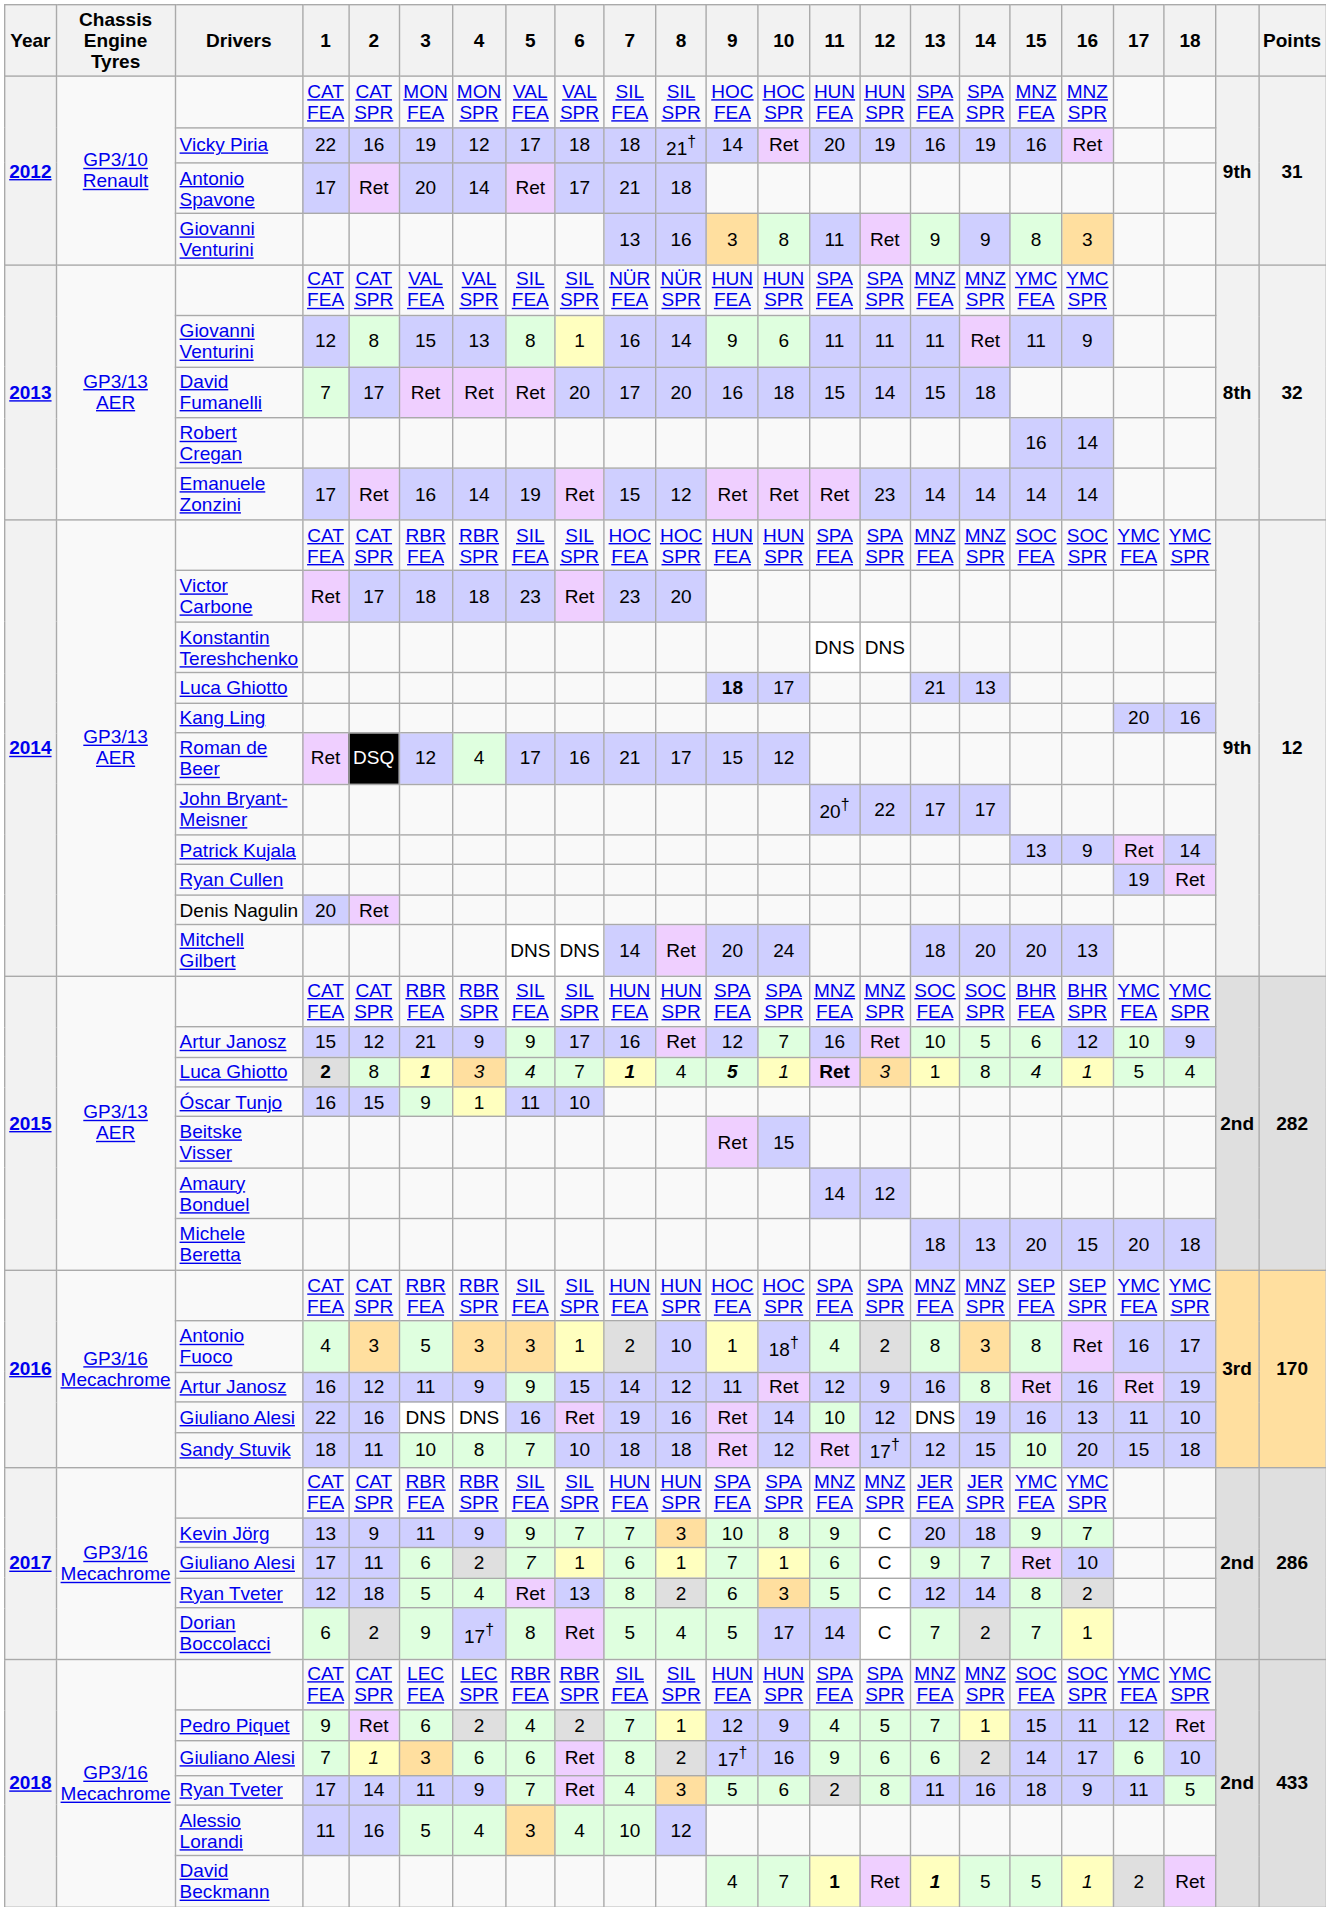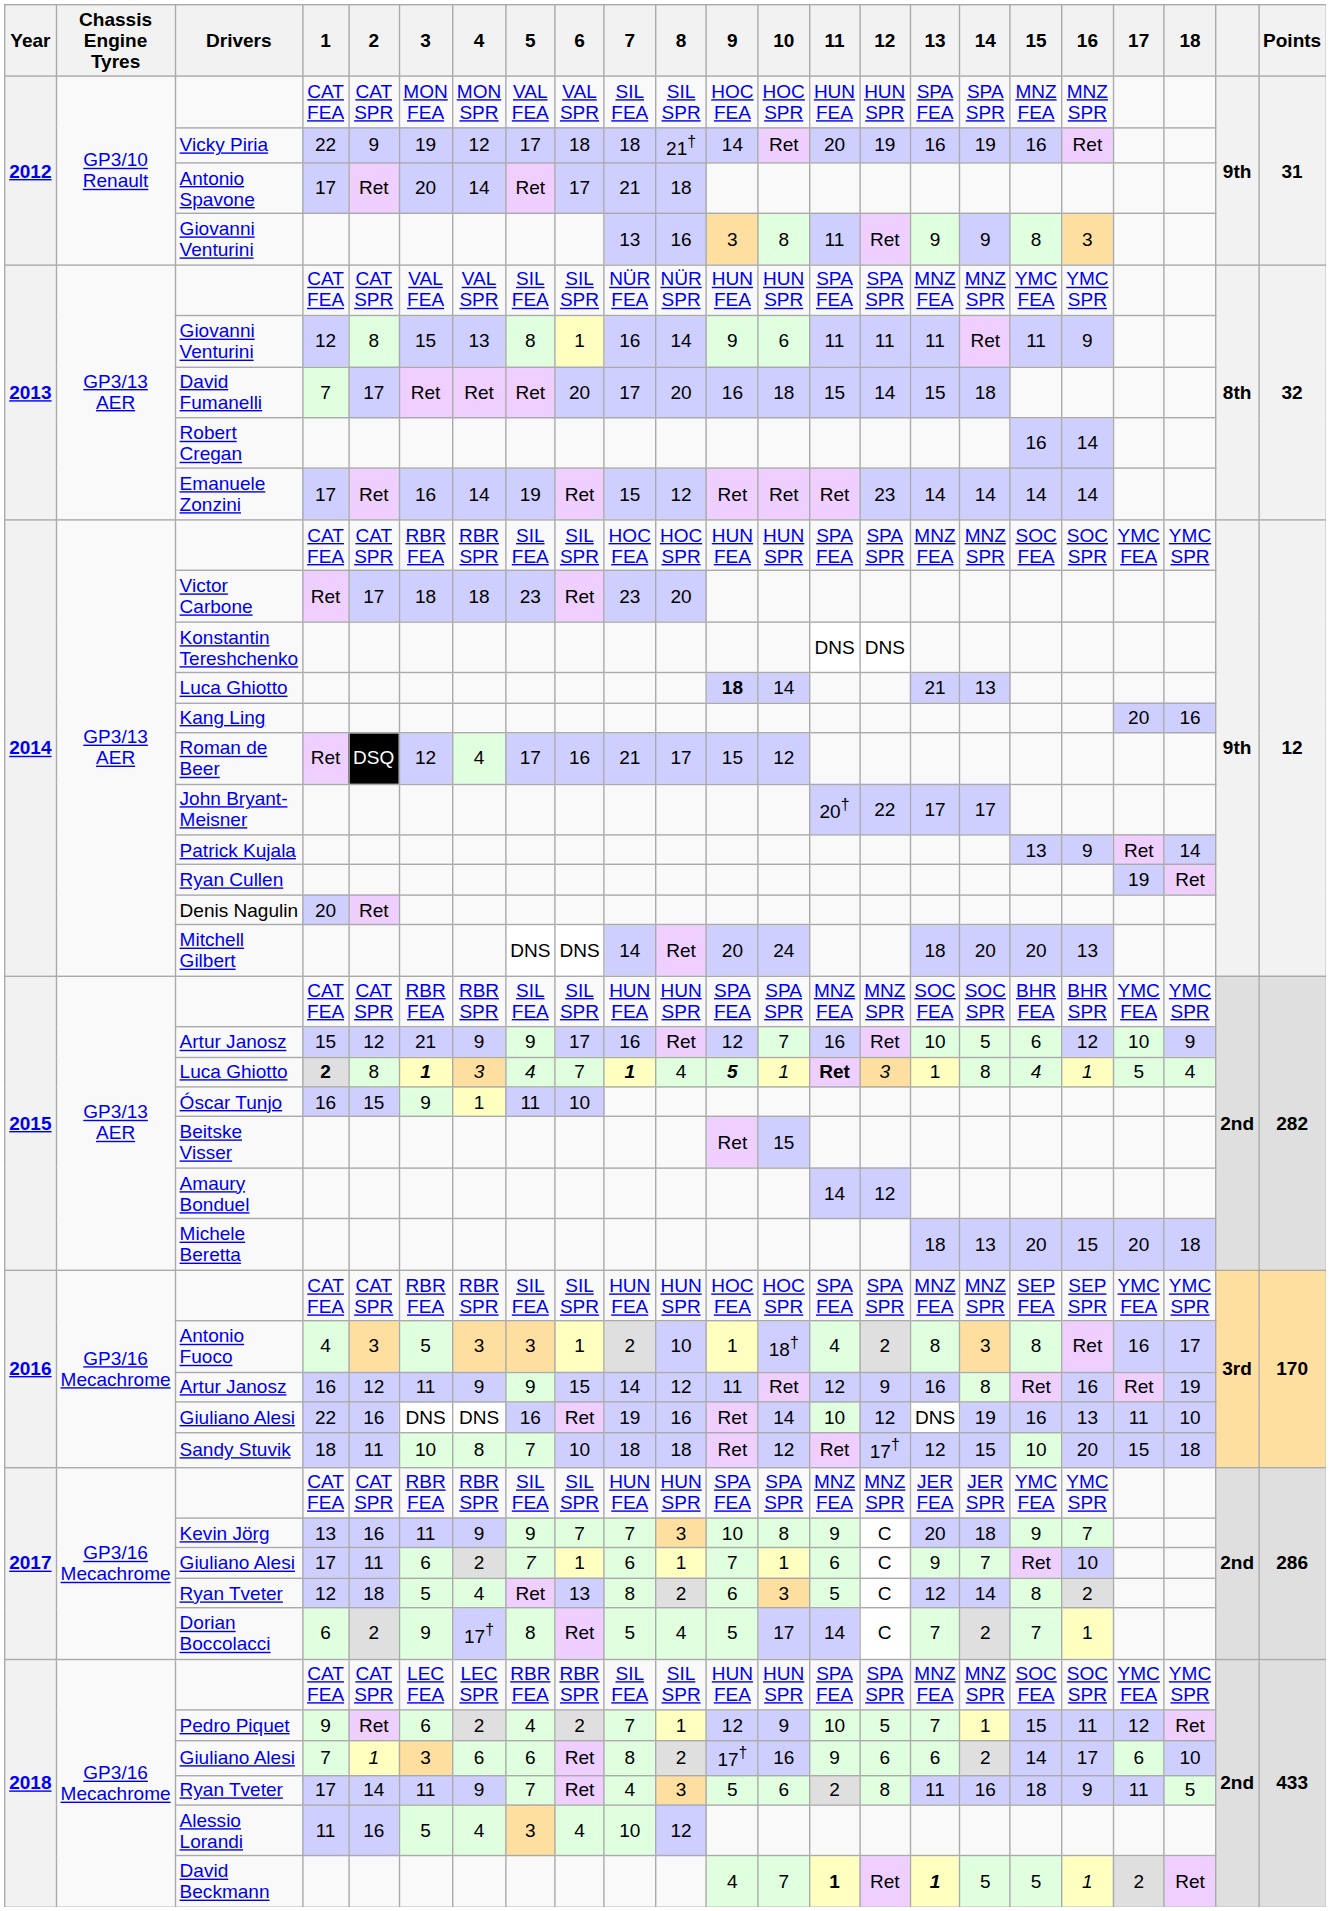(374, 145) 16 -> (374, 145) 9
(784, 687) 17 -> (784, 687) 14
(374, 1533) 9 -> (374, 1533) 16
(834, 1725) 4 -> (834, 1725) 10
